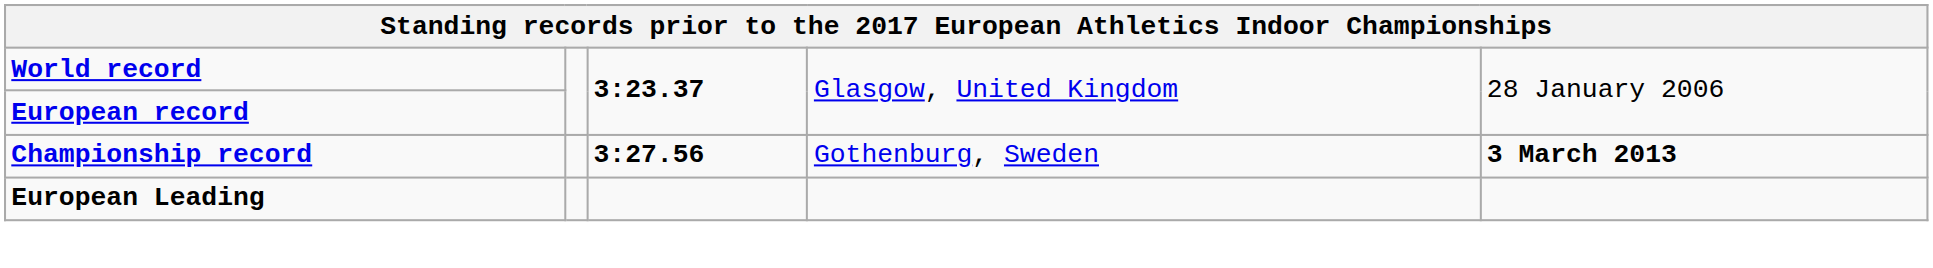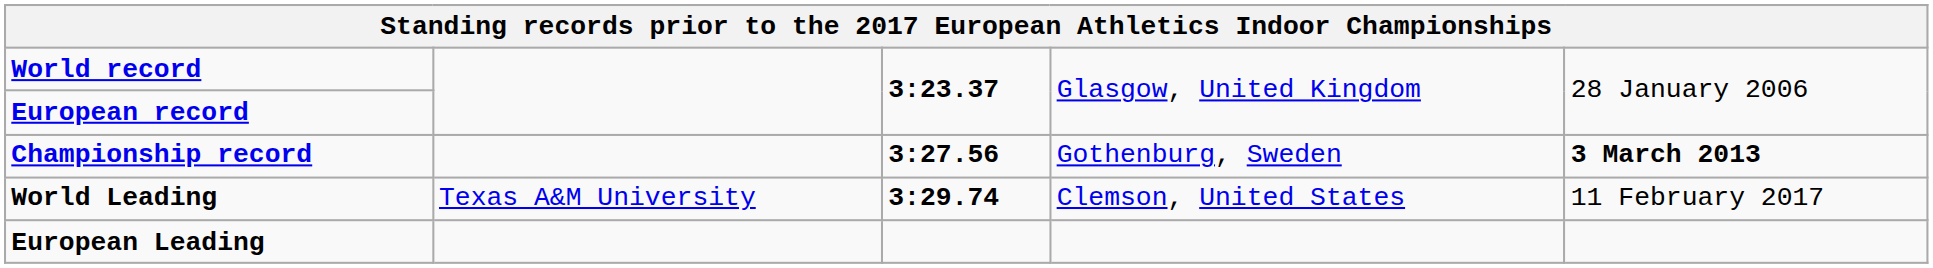+ row: (114, 199)
